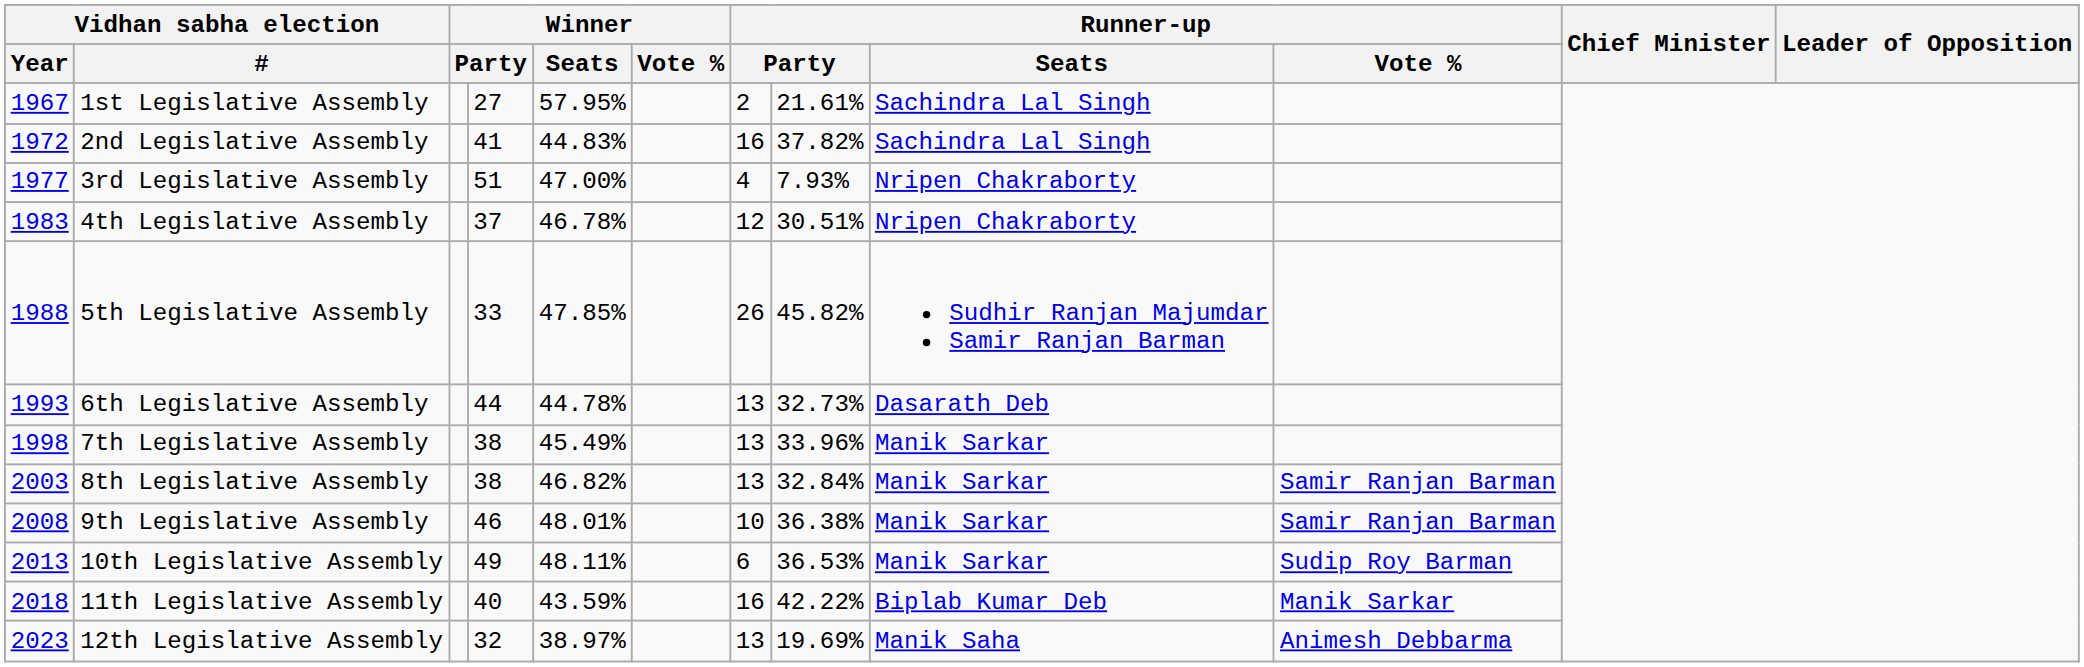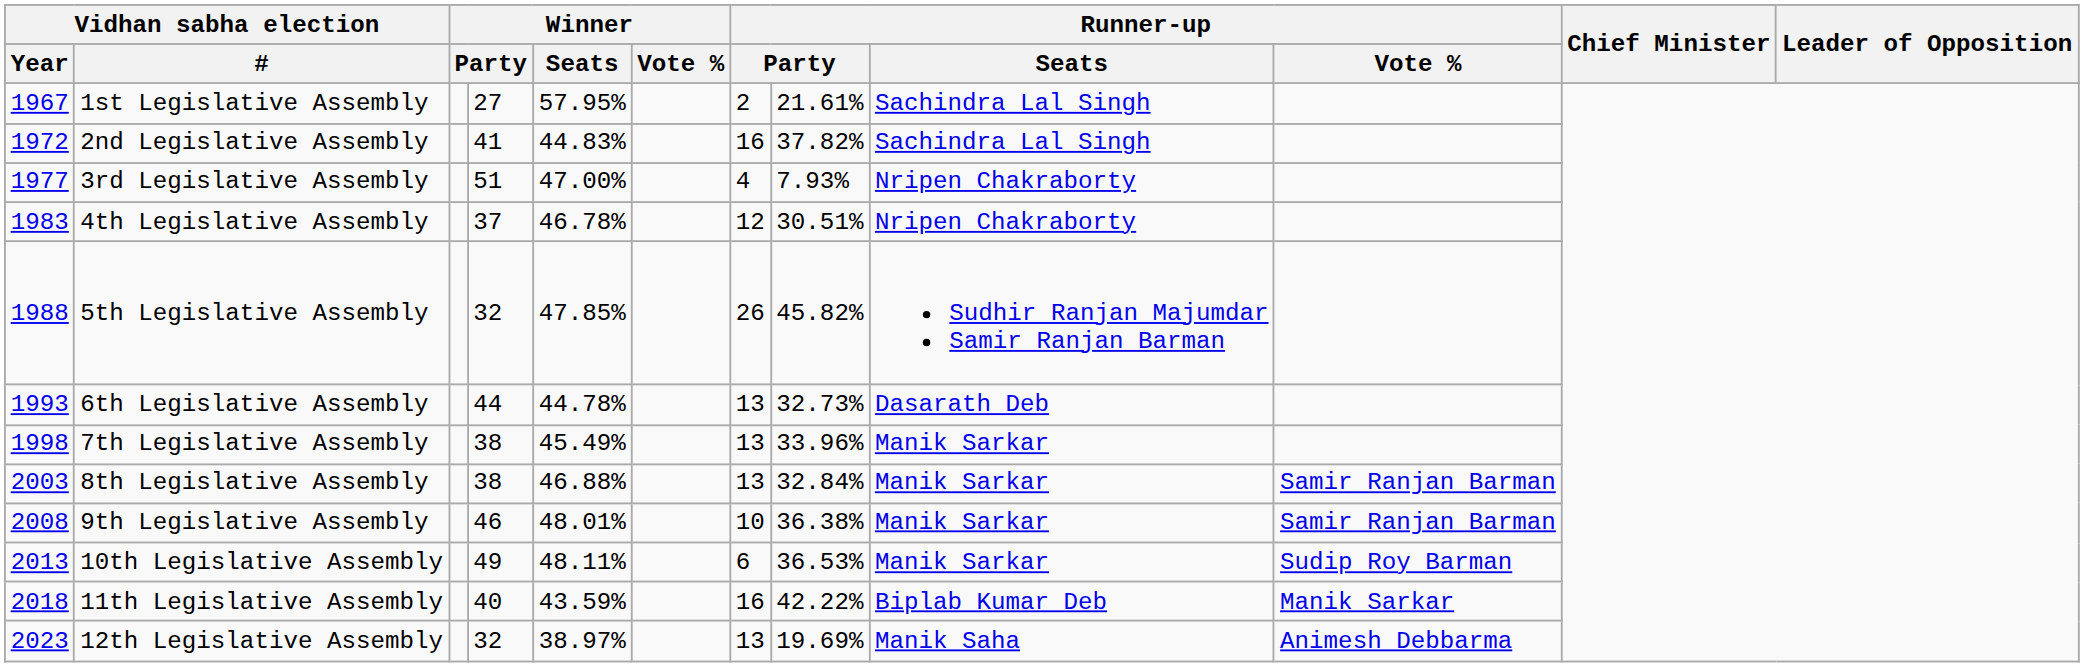(488, 313) 33 -> (488, 313) 32
(582, 483) 46.82% -> (582, 483) 46.88%
